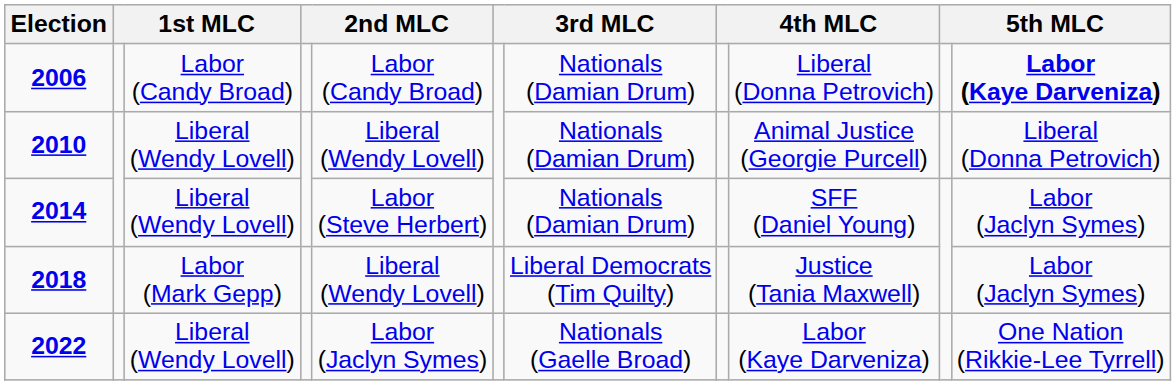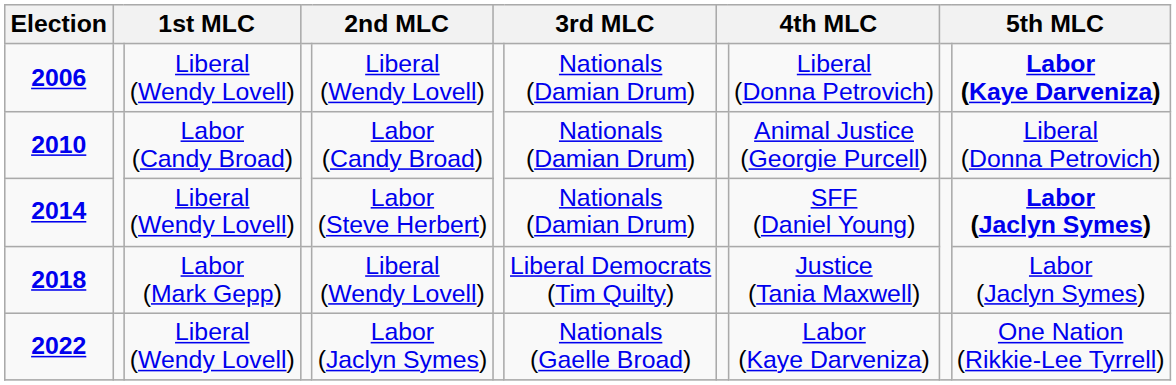(212, 77) Labor (Candy Broad) -> (212, 77) Liberal (Wendy Lovell)
(402, 77) Labor (Candy Broad) -> (402, 77) Liberal (Wendy Lovell)
(212, 144) Liberal (Wendy Lovell) -> (212, 144) Labor (Candy Broad)
(402, 144) Liberal (Wendy Lovell) -> (402, 144) Labor (Candy Broad)
(1061, 211) normal -> (1061, 211) bold
